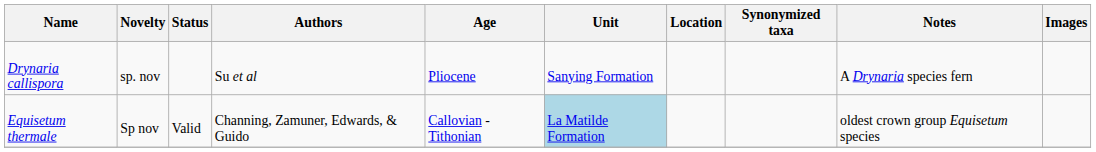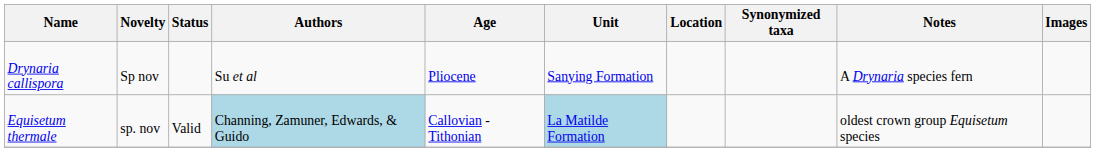(140, 75) sp. nov -> (140, 75) Sp nov
(140, 128) Sp nov -> (140, 128) sp. nov
(306, 128) no background -> (306, 128) lightblue background
